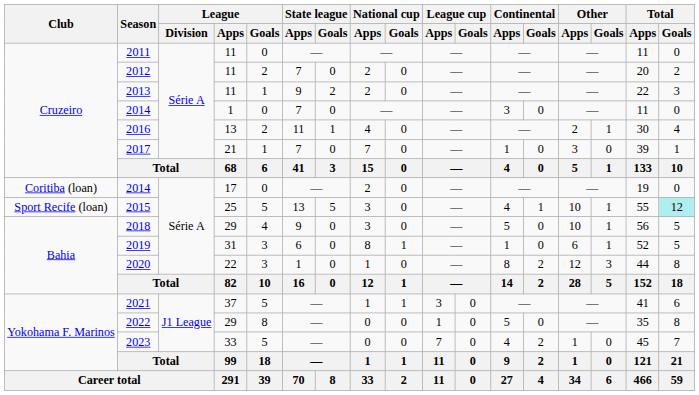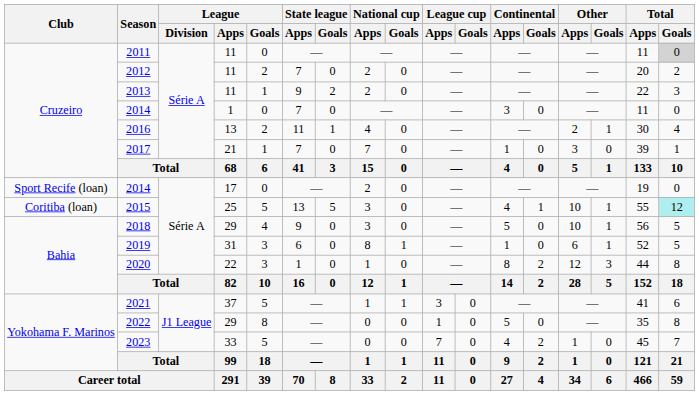(677, 52) no background -> (677, 52) lightgrey background
(61, 187) Coritiba (loan) -> (61, 187) Sport Recife (loan)
(61, 206) Sport Recife (loan) -> (61, 206) Coritiba (loan)
